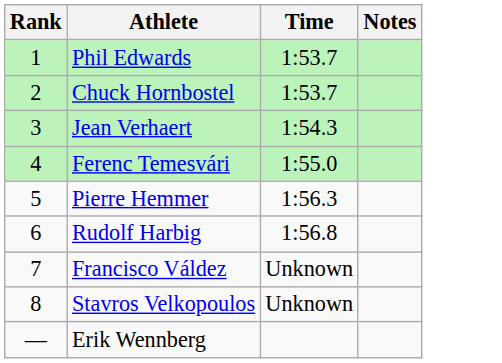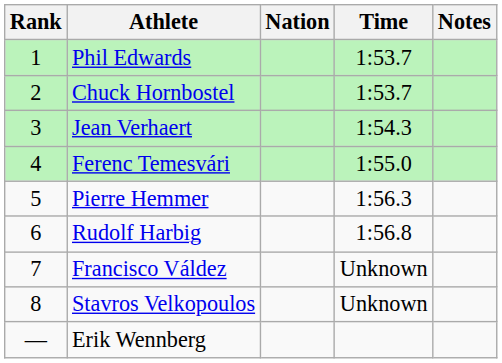+ column: (297, 22)
